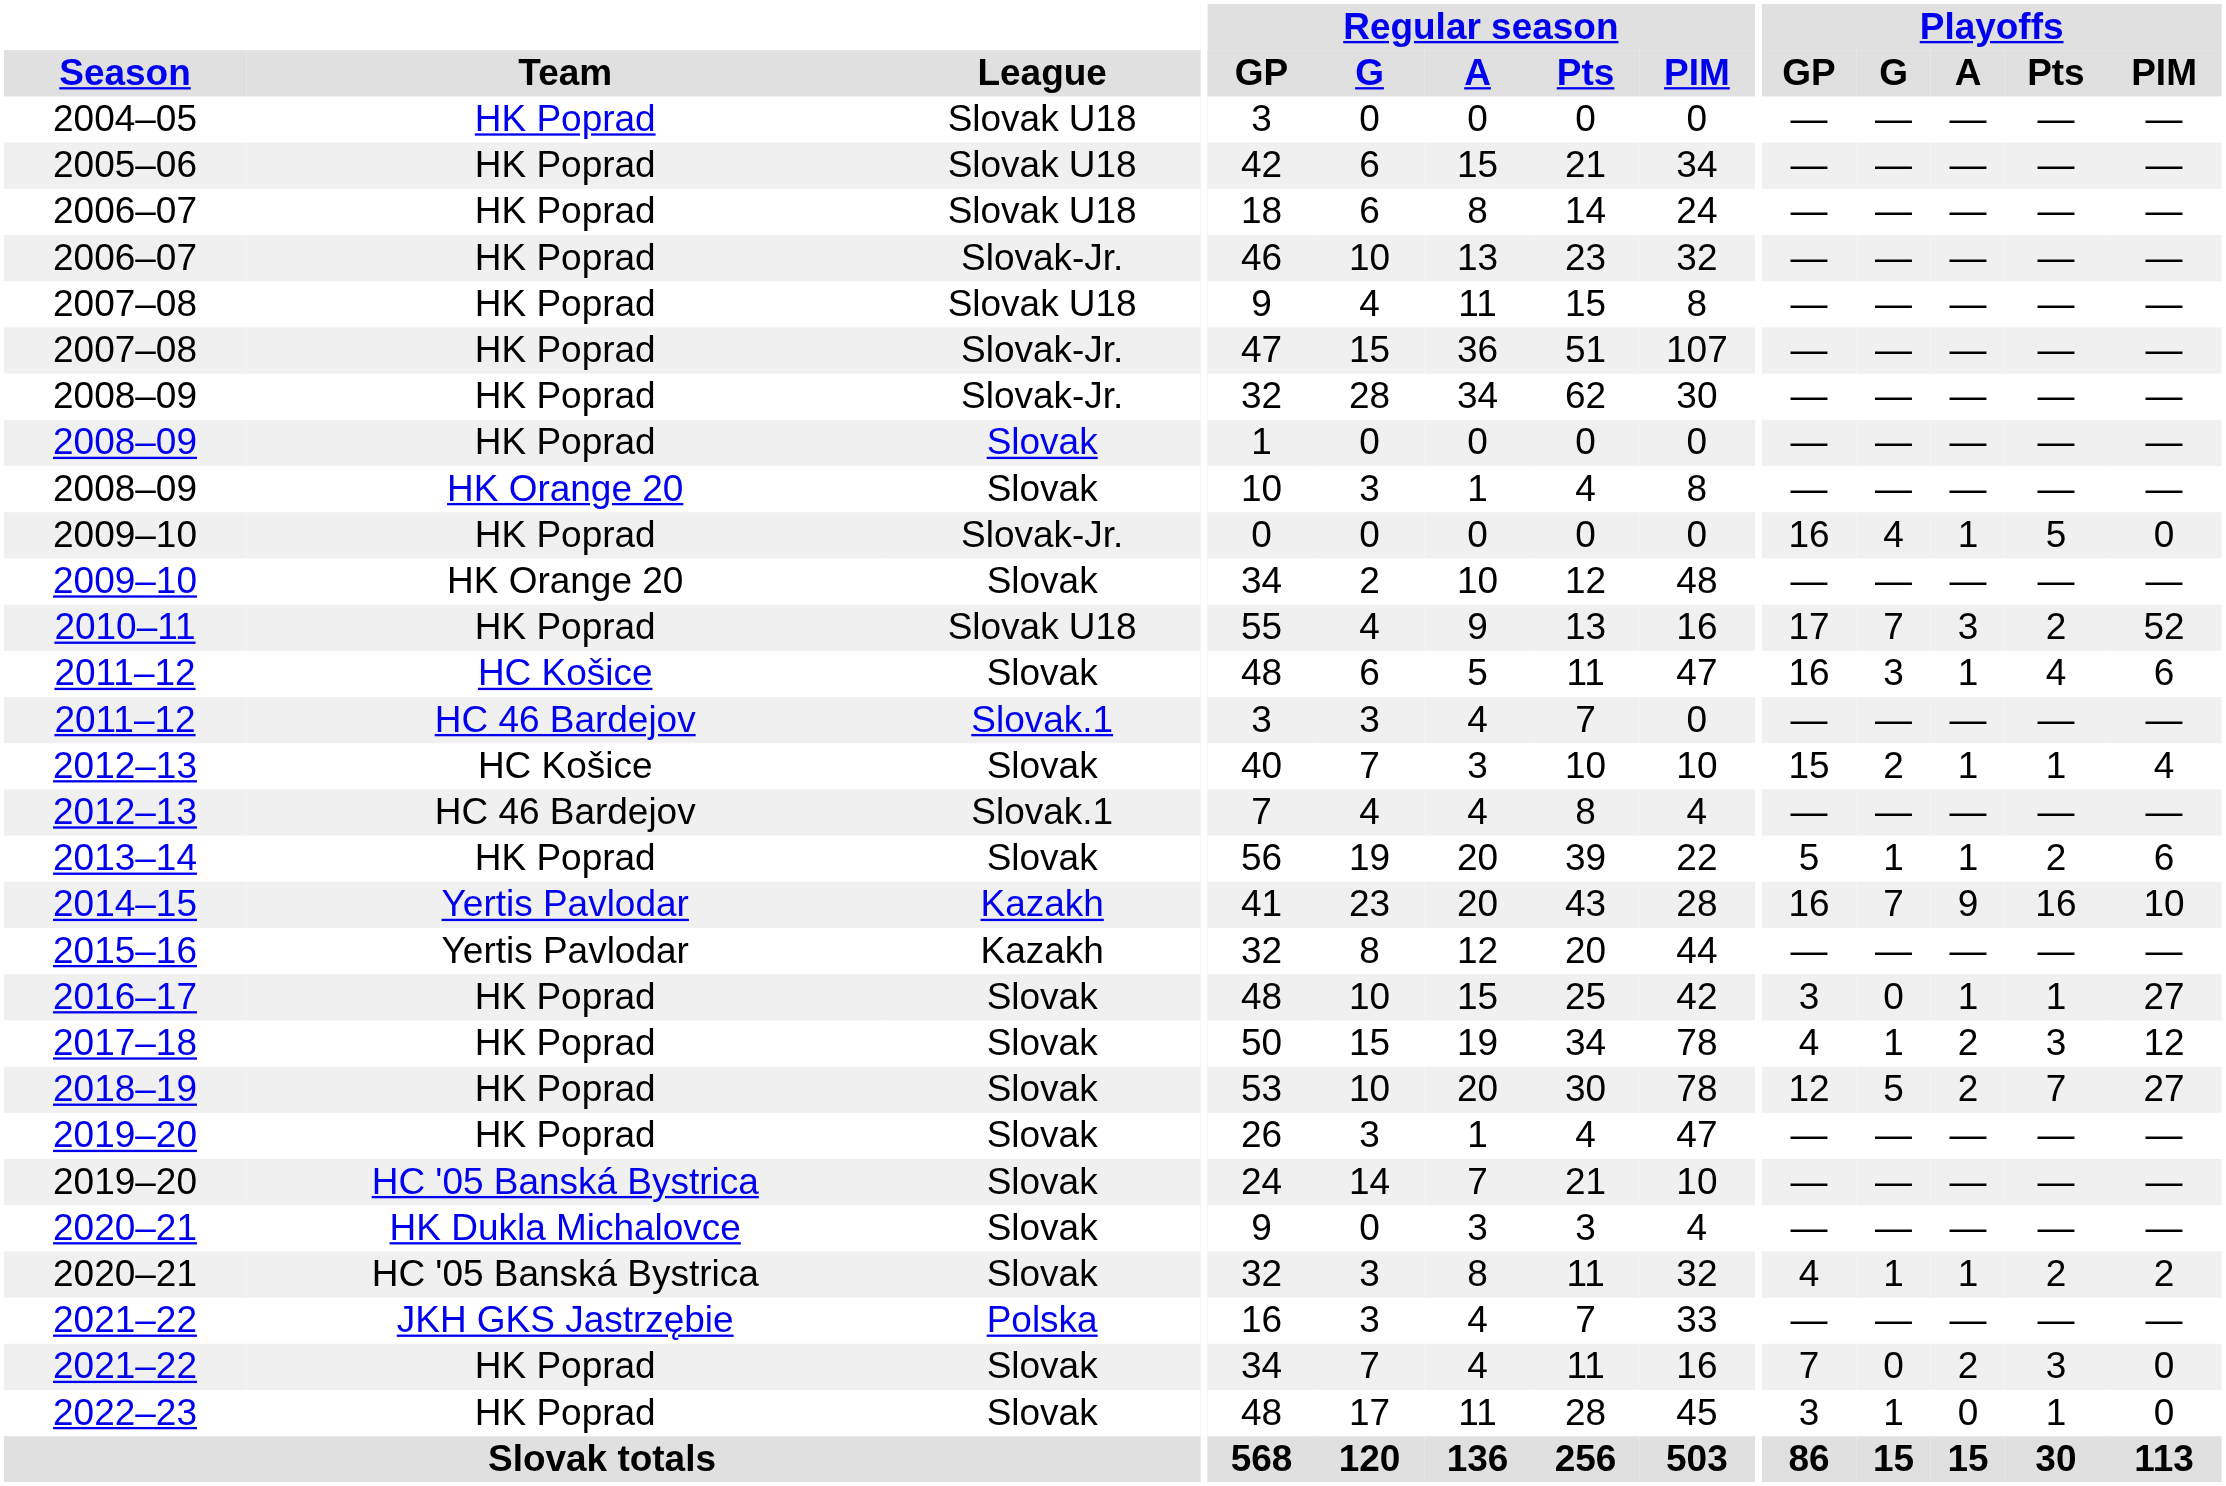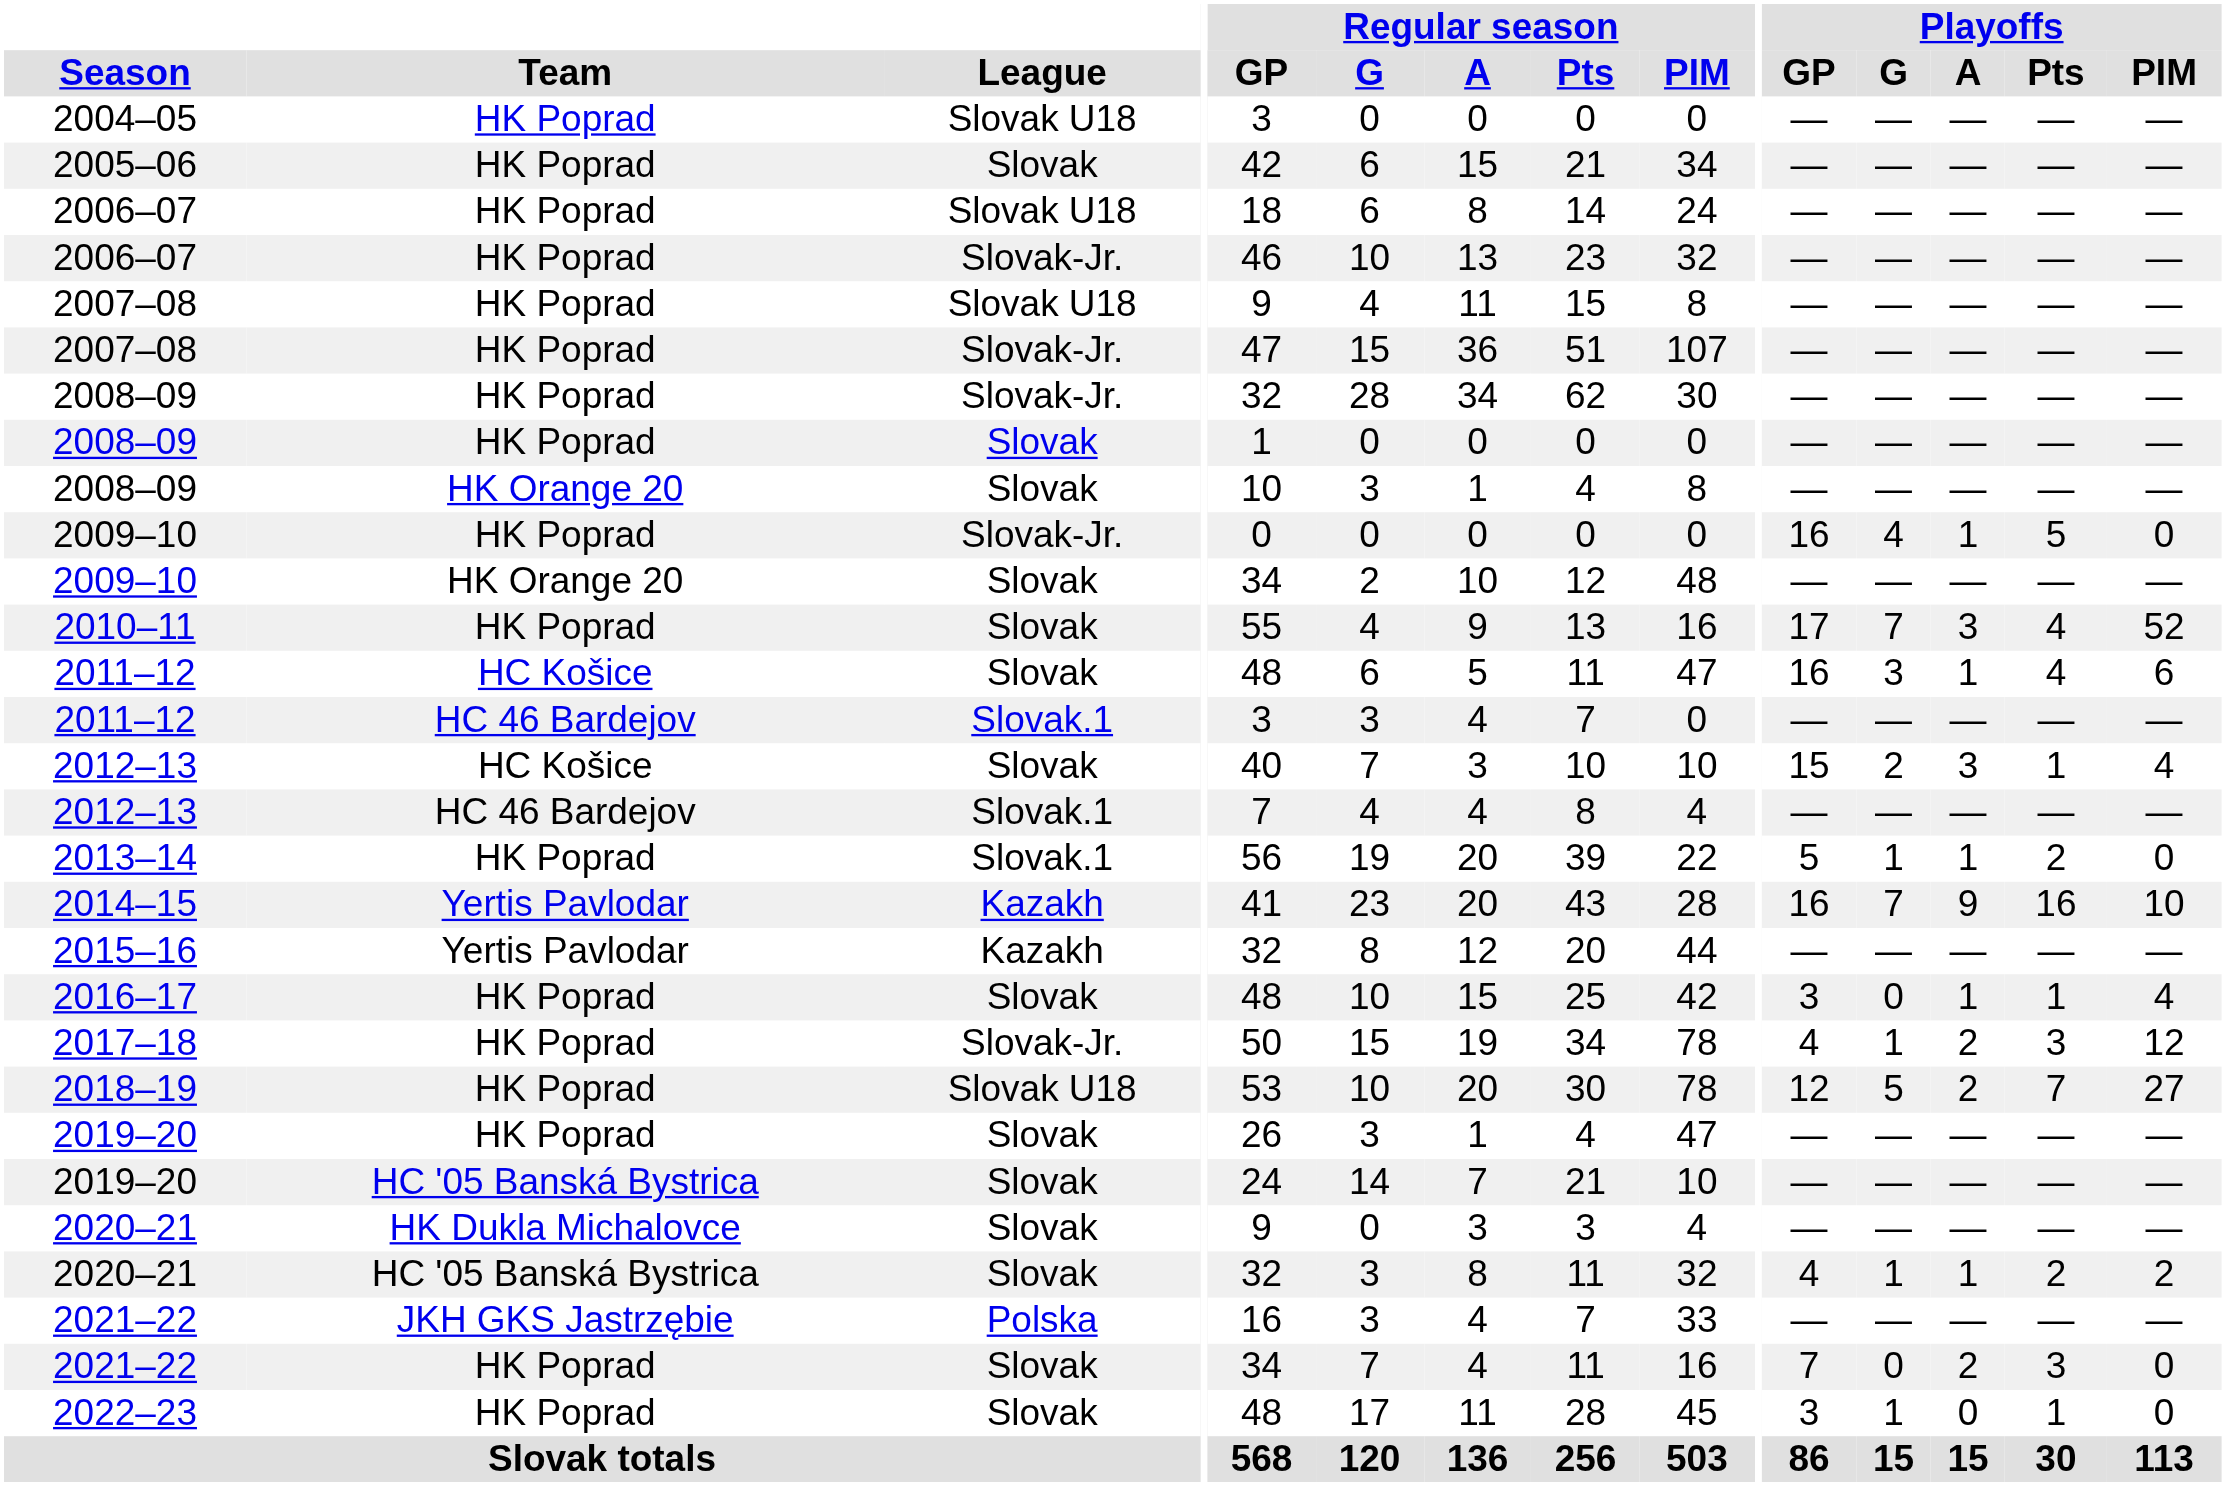(1042, 165) Slovak U18 -> (1042, 165) Slovak
(1042, 627) Slovak U18 -> (1042, 627) Slovak
(2056, 627) 2 -> (2056, 627) 4
(1968, 765) 1 -> (1968, 765) 3
(1042, 858) Slovak -> (1042, 858) Slovak.1
(2164, 858) 6 -> (2164, 858) 0
(2164, 996) 27 -> (2164, 996) 4
(1042, 1042) Slovak -> (1042, 1042) Slovak-Jr.
(1042, 1089) Slovak -> (1042, 1089) Slovak U18
